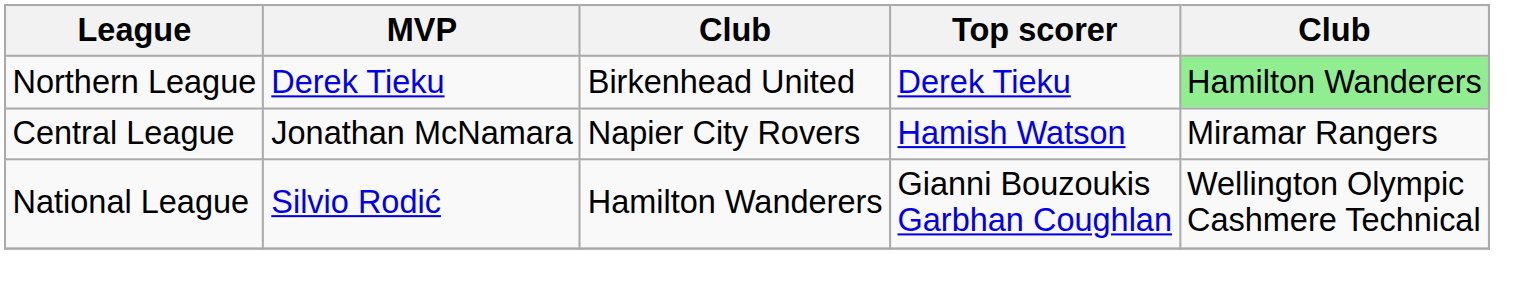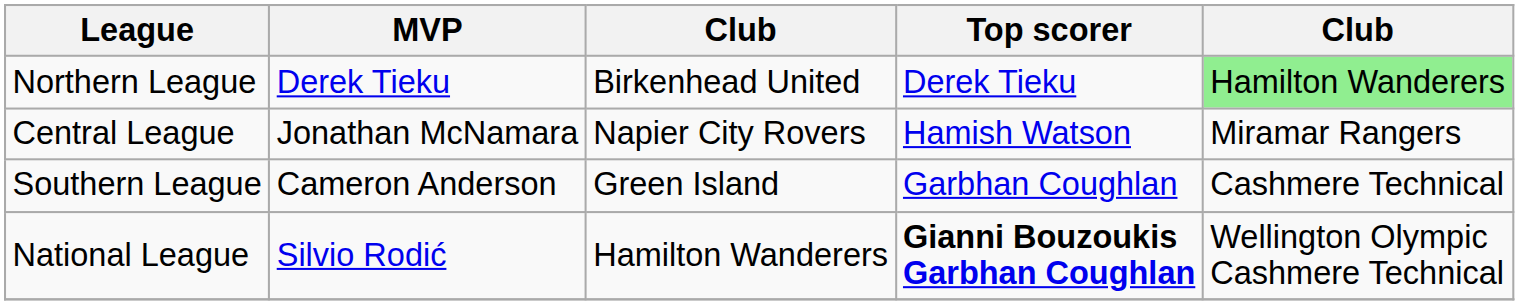+ row: (137, 184)
(1035, 203) normal -> (1049, 254) bold
